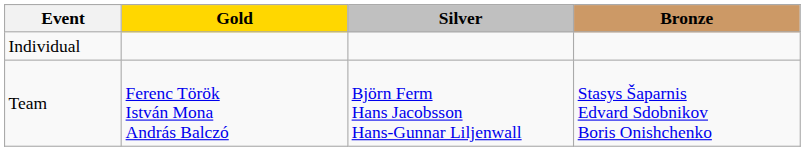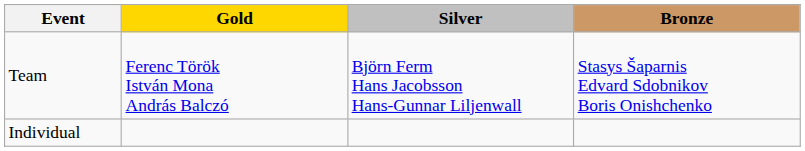rows swapped: (44, 45) <-> (28, 103)
